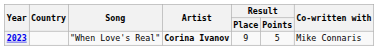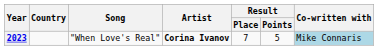(246, 38) 9 -> (246, 38) 7
(329, 38) no background -> (329, 38) lightblue background
